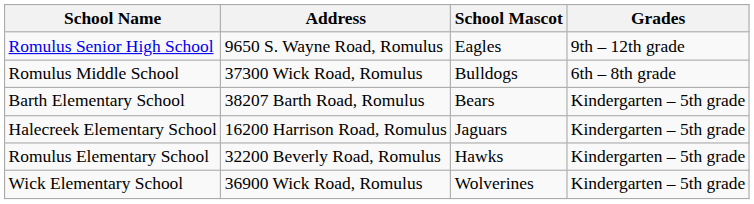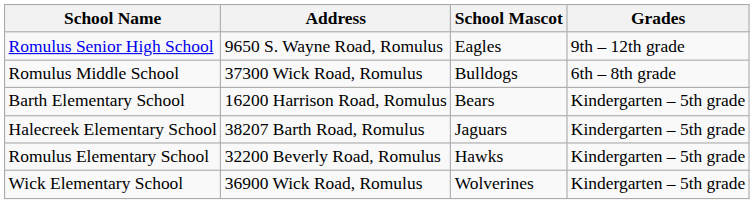(325, 101) 38207 Barth Road, Romulus -> (336, 101) 16200 Harrison Road, Romulus
(336, 128) 16200 Harrison Road, Romulus -> (325, 128) 38207 Barth Road, Romulus
